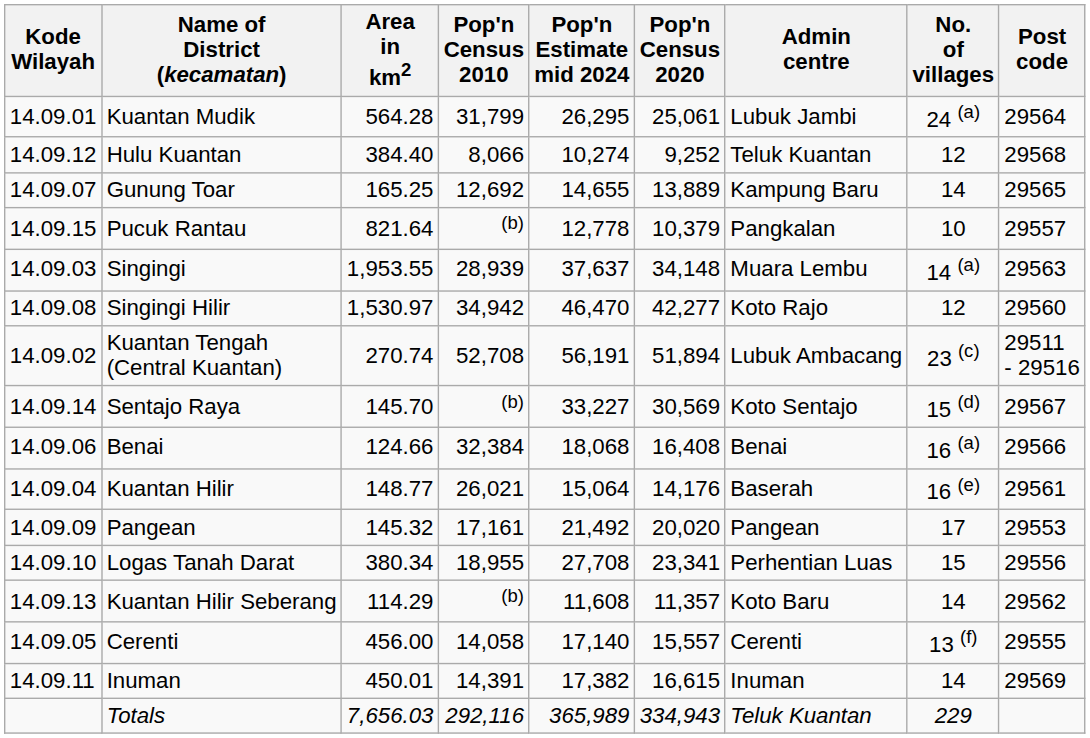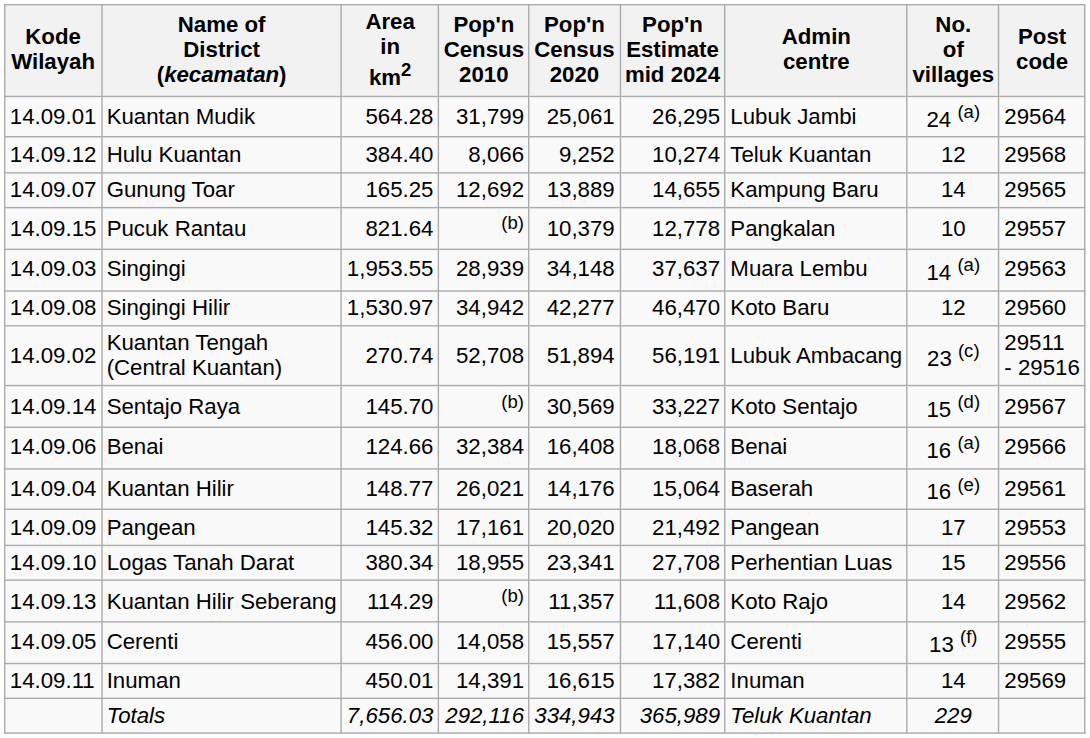columns swapped: (680, 50) <-> (582, 50)
(779, 307) Koto Rajo -> (780, 307) Koto Baru
(780, 600) Koto Baru -> (779, 600) Koto Rajo
